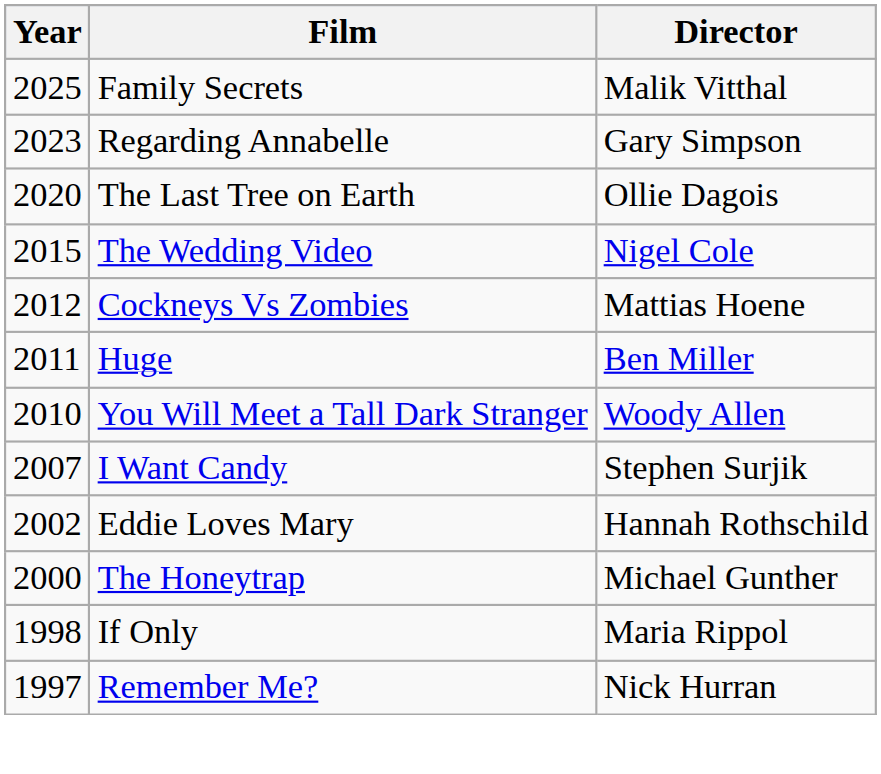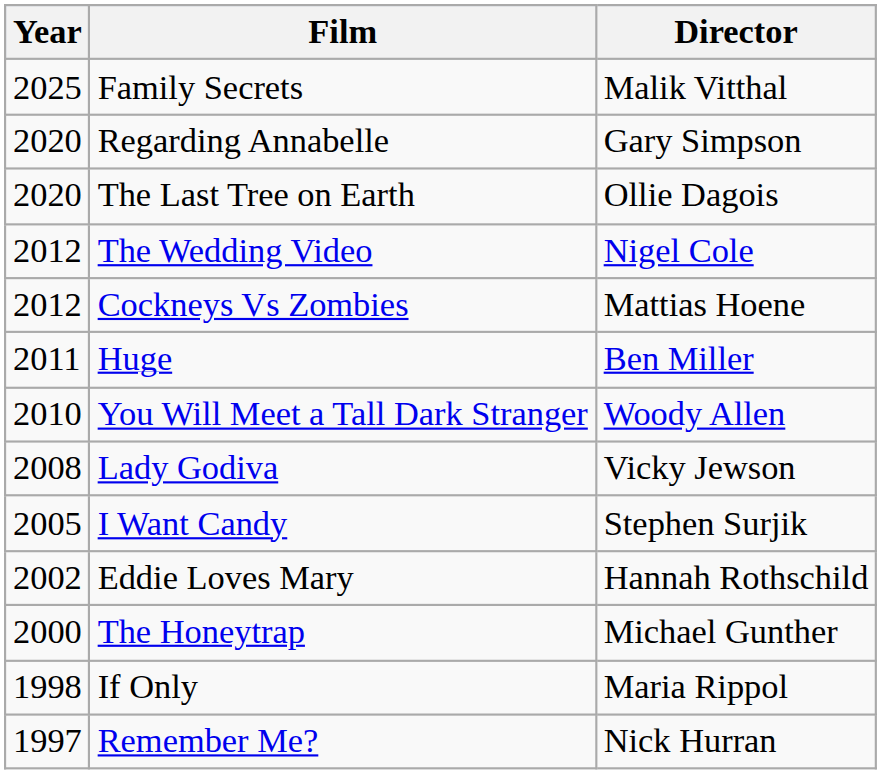(47, 140) 2023 -> (47, 140) 2020
(47, 250) 2015 -> (47, 250) 2012
+ row: (188, 468)
(47, 468) 2007 -> (47, 522) 2005
